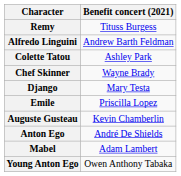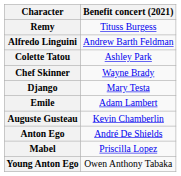(128, 103) Priscilla Lopez -> (128, 103) Adam Lambert
(128, 149) Adam Lambert -> (128, 149) Priscilla Lopez
